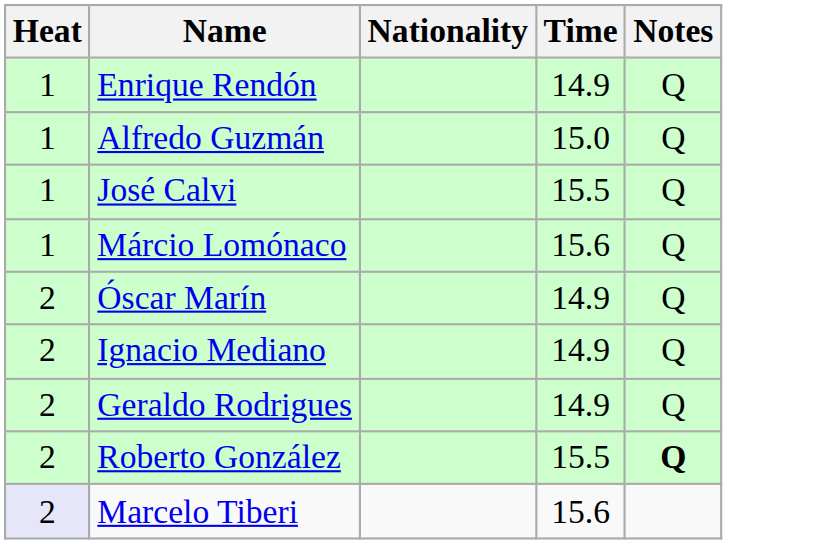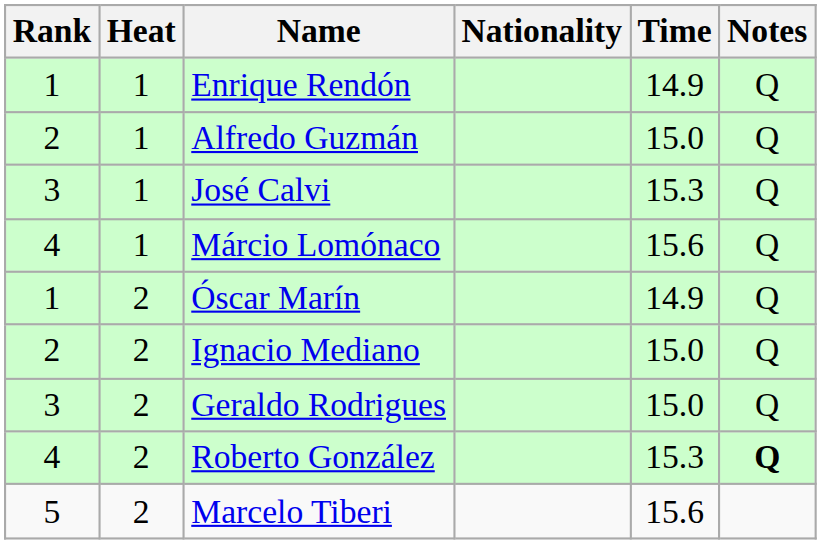+ column: (52, 31)
(581, 191) 15.5 -> (675, 191) 15.3
(581, 350) 14.9 -> (675, 350) 15.0
(581, 404) 14.9 -> (675, 404) 15.0
(581, 457) 15.5 -> (675, 457) 15.3
(47, 510) lavender background -> (141, 510) no background
